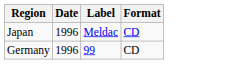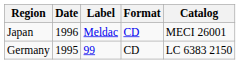+ column: (199, 13)
(67, 50) 1996 -> (67, 50) 1995
